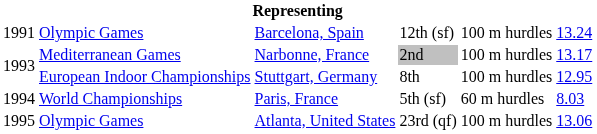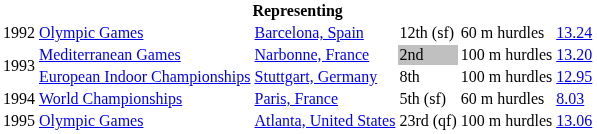(19, 32) 1991 -> (19, 32) 1992
(506, 32) 100 m hurdles -> (502, 32) 60 m hurdles
(574, 54) 13.17 -> (574, 54) 13.20
